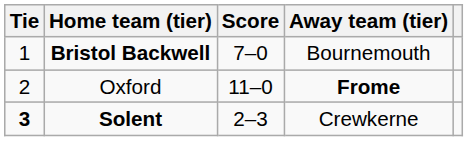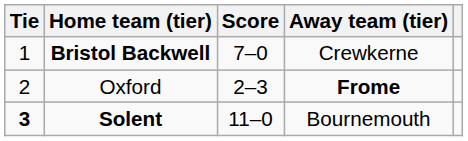(369, 53) Bournemouth -> (369, 53) Crewkerne
(250, 86) 11–0 -> (250, 86) 2–3
(250, 118) 2–3 -> (250, 118) 11–0
(369, 118) Crewkerne -> (369, 118) Bournemouth
